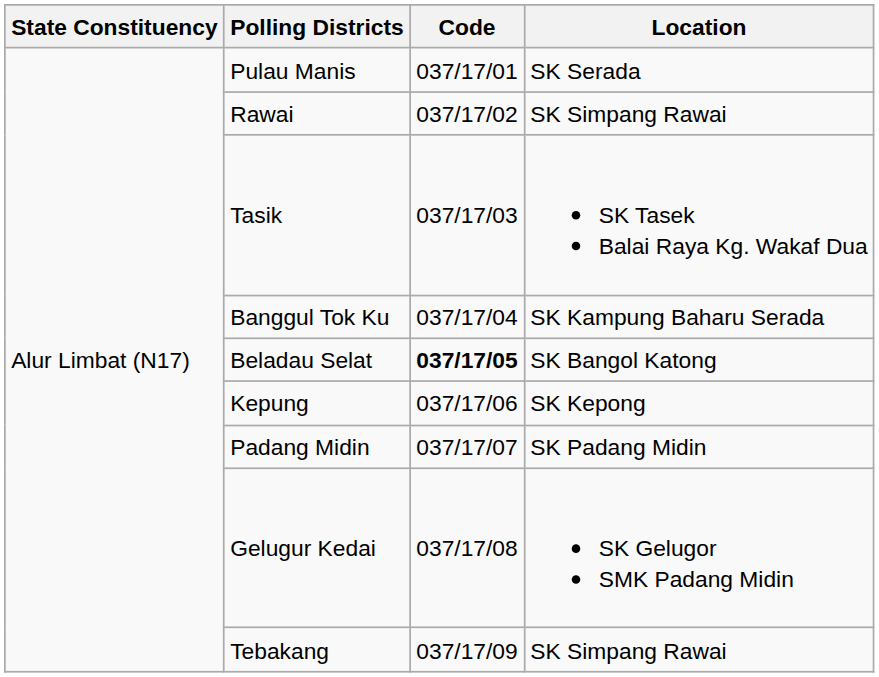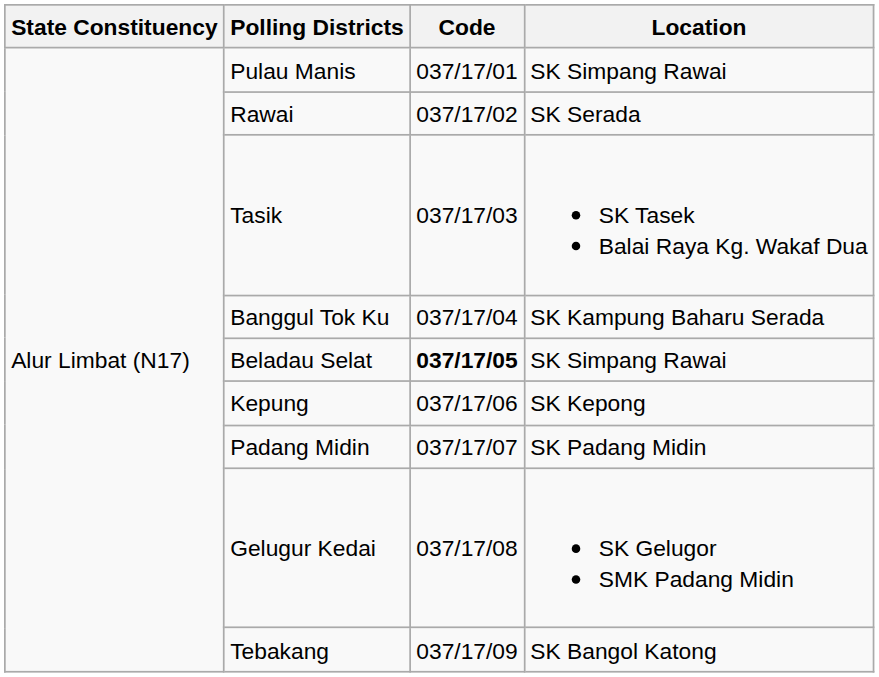(585, 71) SK Serada -> (629, 71) SK Simpang Rawai
(629, 114) SK Simpang Rawai -> (585, 114) SK Serada
(623, 361) SK Bangol Katong -> (629, 361) SK Simpang Rawai
(629, 650) SK Simpang Rawai -> (623, 650) SK Bangol Katong
